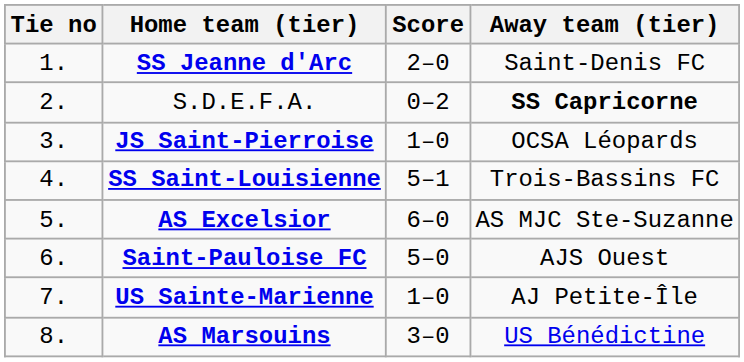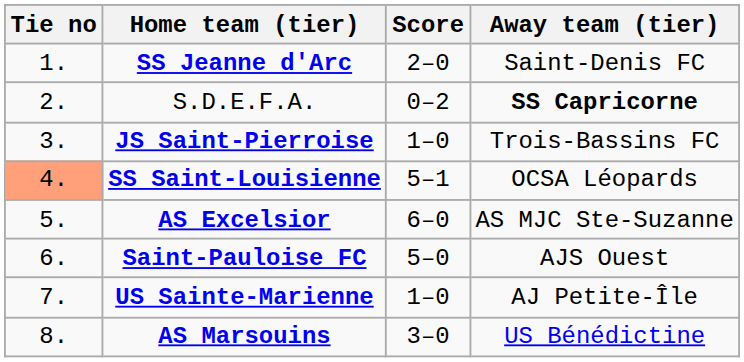(605, 141) OCSA Léopards -> (605, 141) Trois-Bassins FC
(54, 180) no background -> (54, 180) lightsalmon background
(605, 180) Trois-Bassins FC -> (605, 180) OCSA Léopards
